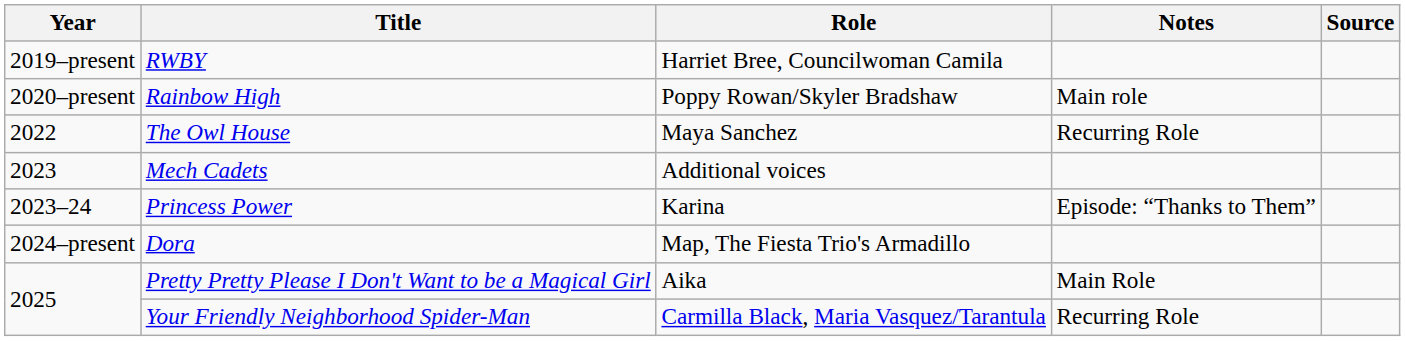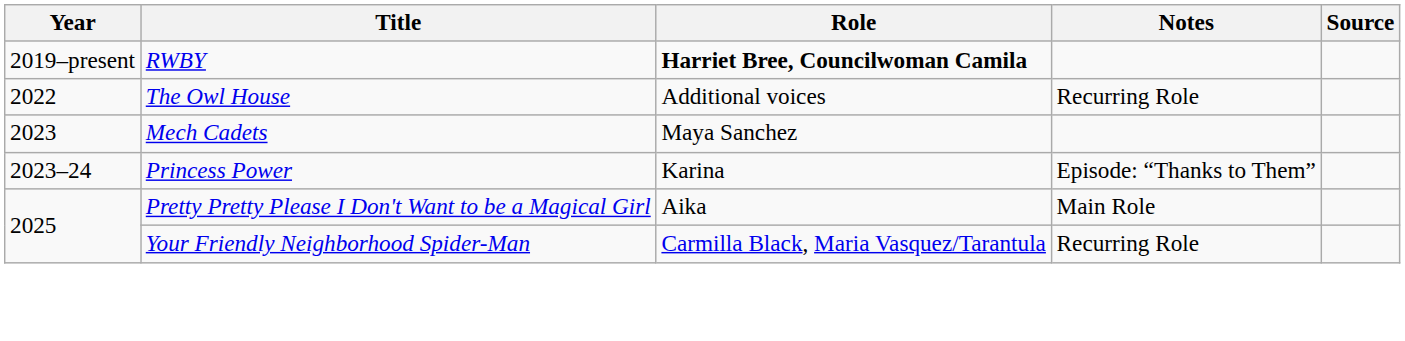(832, 59) normal -> (844, 59) bold
- row: (213, 96)
(729, 133) Maya Sanchez -> (744, 96) Additional voices
(744, 170) Additional voices -> (729, 133) Maya Sanchez
- row: (170, 243)
